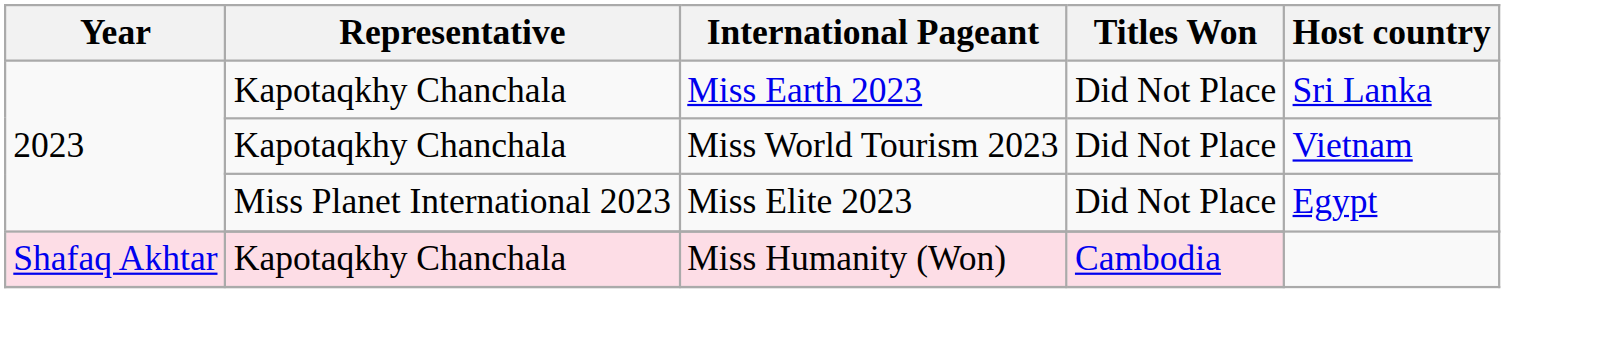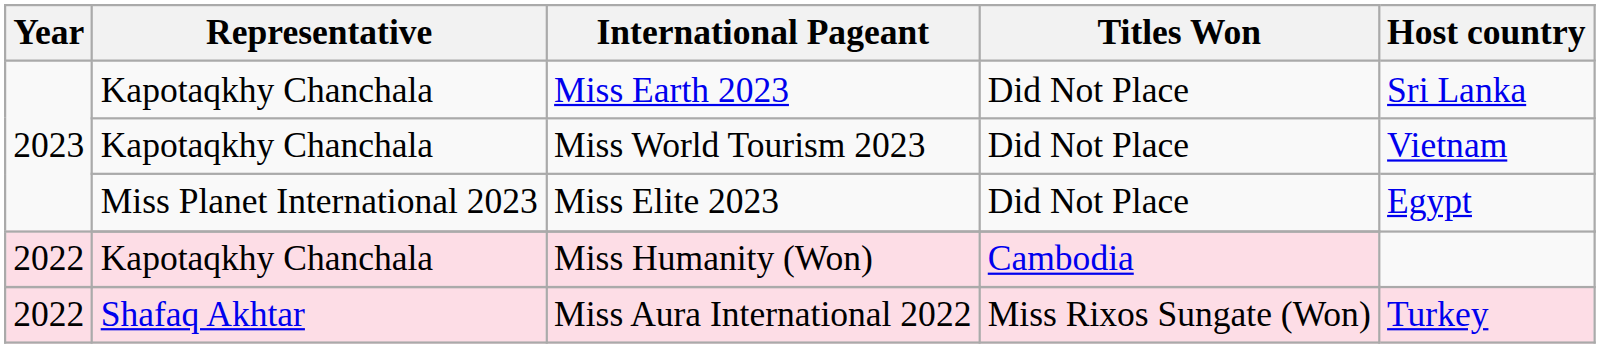(115, 257) Shafaq Akhtar -> (49, 257) 2022
+ row: (763, 314)
